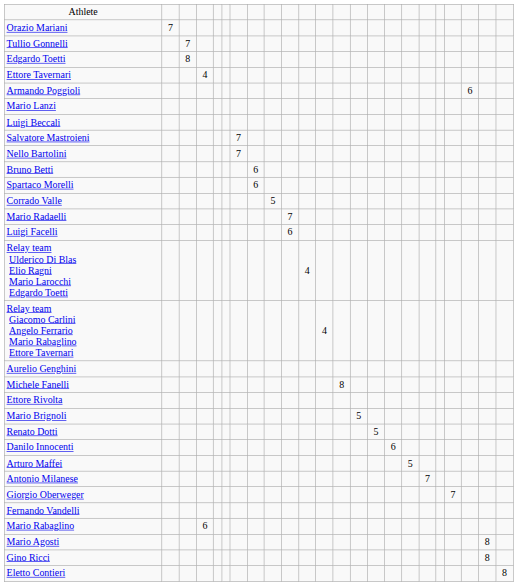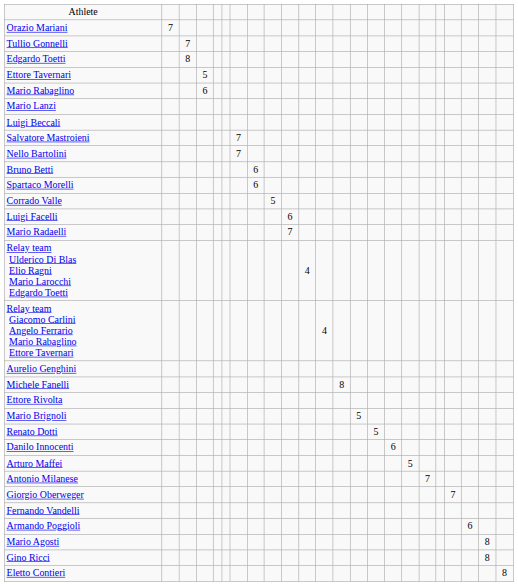(205, 75) 4 -> (205, 75) 5
rows swapped: (40, 526) <-> (43, 91)
rows swapped: (32, 232) <-> (36, 216)
